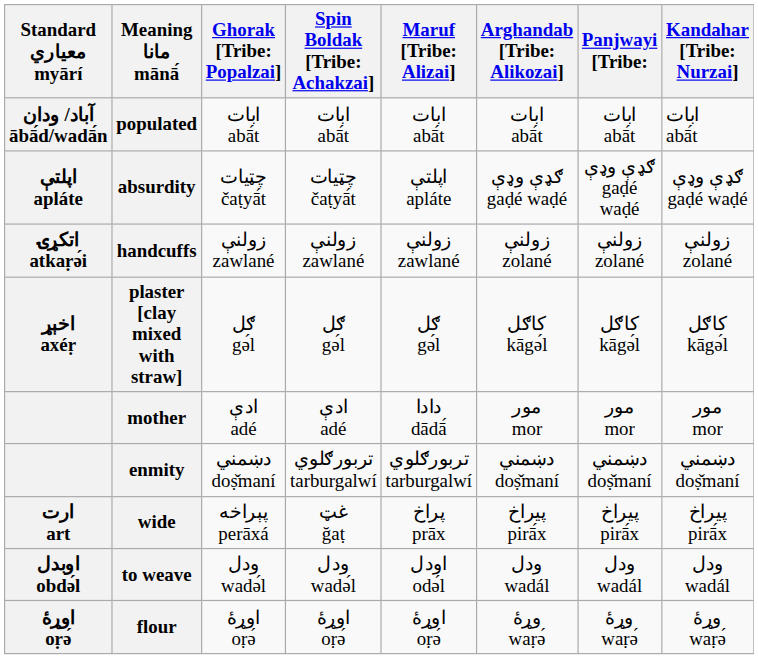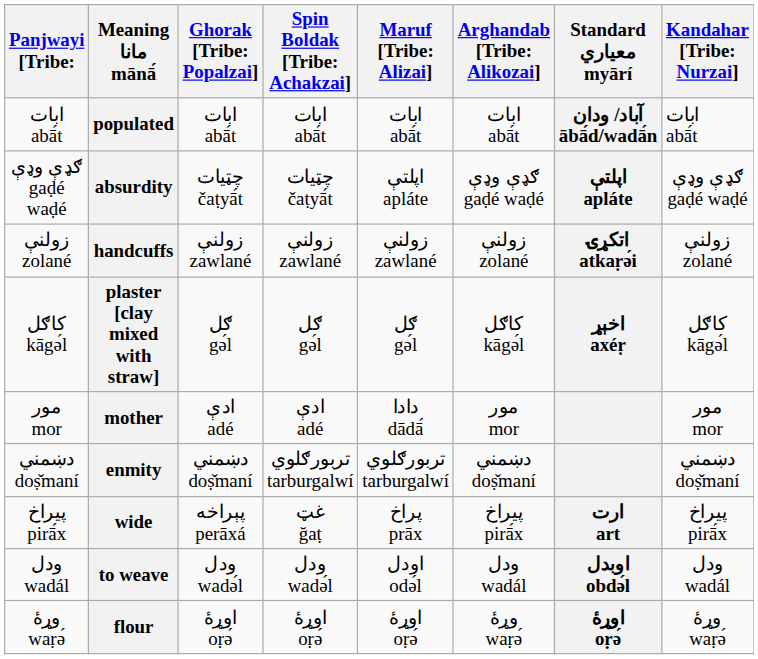columns swapped: (58, 51) <-> (620, 51)
